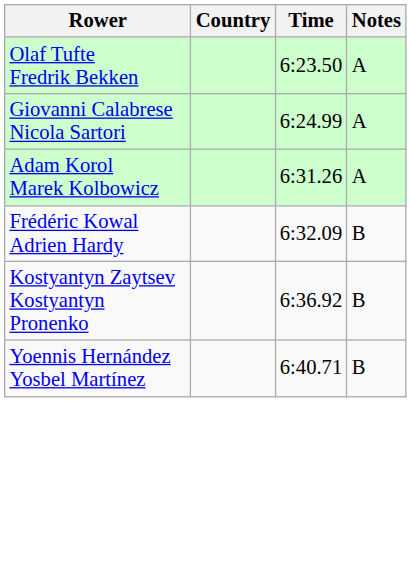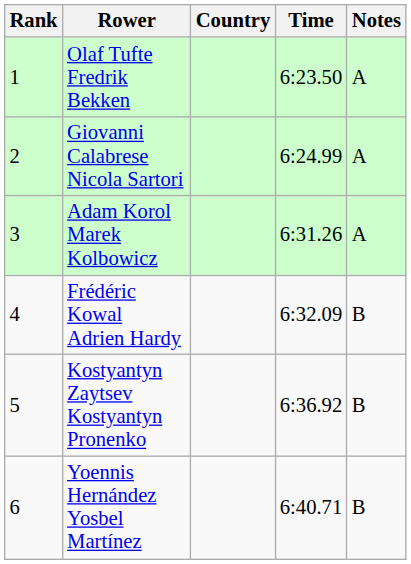+ column: (33, 20)
